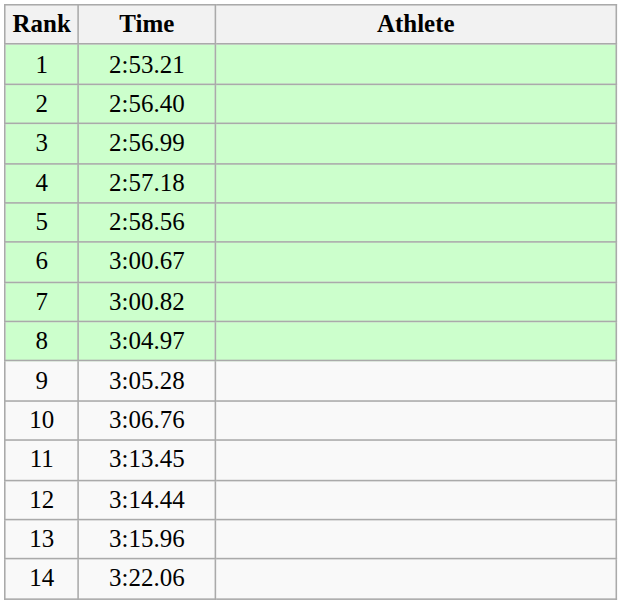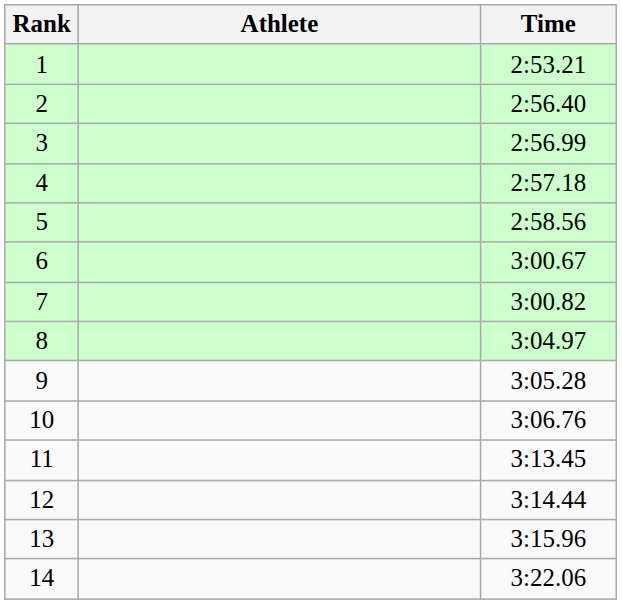columns swapped: (416, 24) <-> (147, 24)
